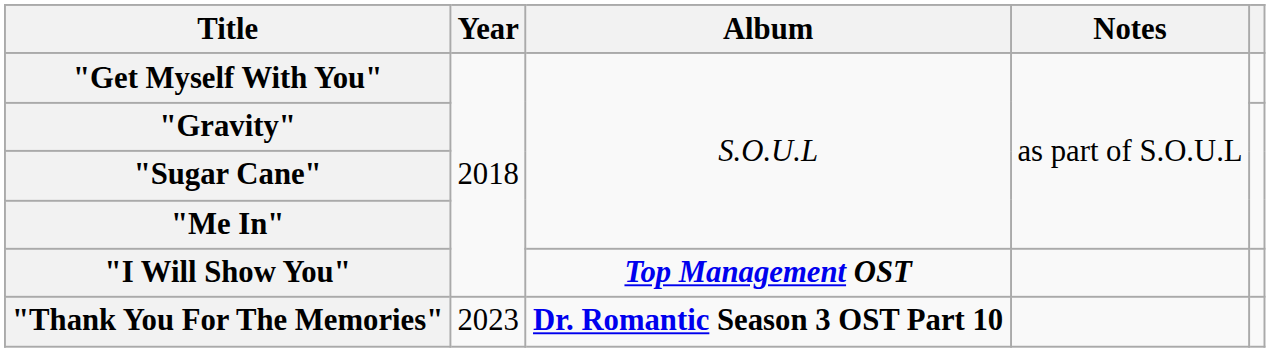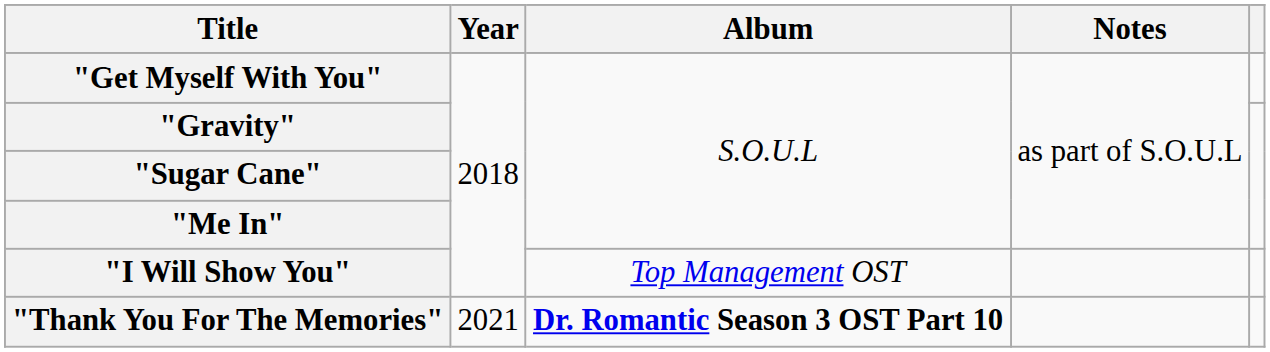(768, 272) bold -> (768, 272) normal
(488, 321) 2023 -> (488, 321) 2021
